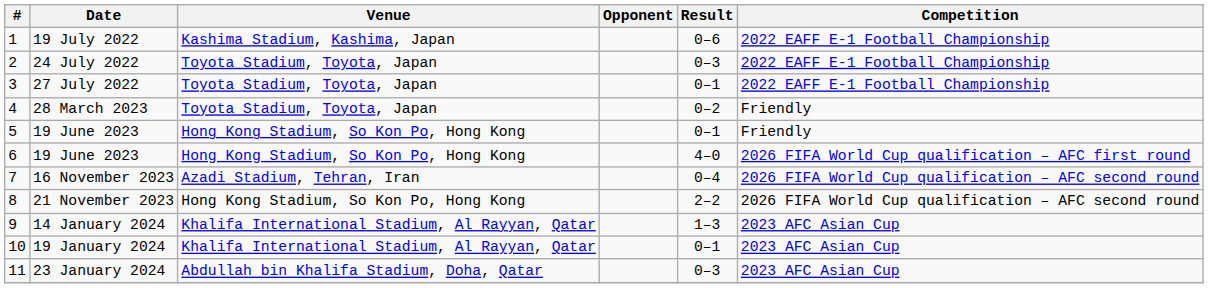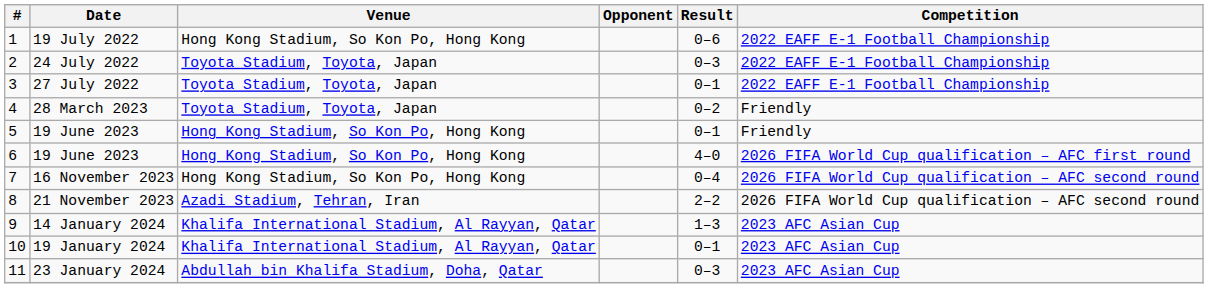(318, 39) Kashima Stadium, Kashima, Japan -> (353, 39) Hong Kong Stadium, So Kon Po, Hong Kong
(300, 178) Azadi Stadium, Tehran, Iran -> (353, 178) Hong Kong Stadium, So Kon Po, Hong Kong
(353, 201) Hong Kong Stadium, So Kon Po, Hong Kong -> (300, 201) Azadi Stadium, Tehran, Iran
